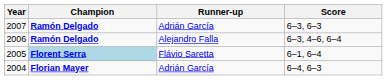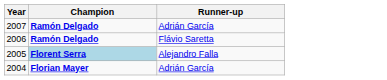- column: (333, 12)
(188, 40) Alejandro Falla -> (186, 40) Flávio Saretta
(186, 54) Flávio Saretta -> (188, 54) Alejandro Falla
